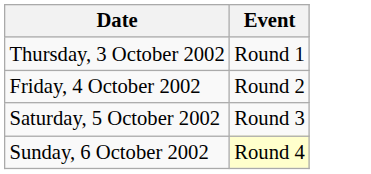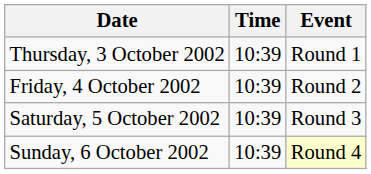+ column: (258, 20)
